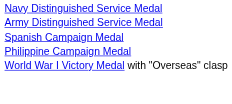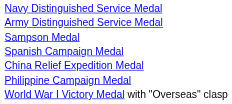+ row: (42, 37)
+ row: (74, 66)
